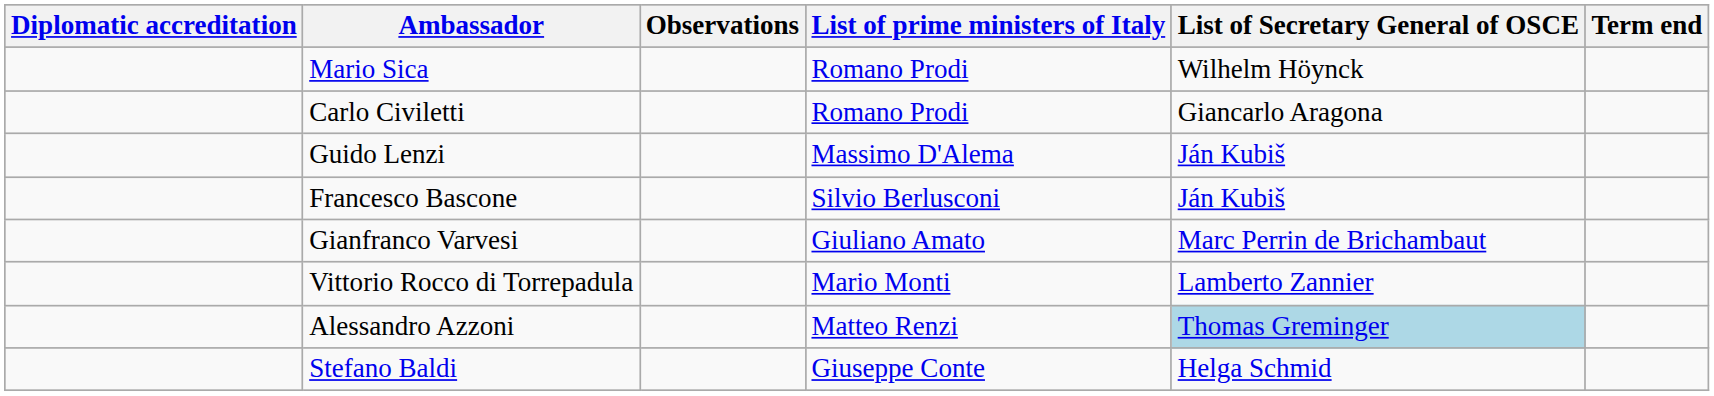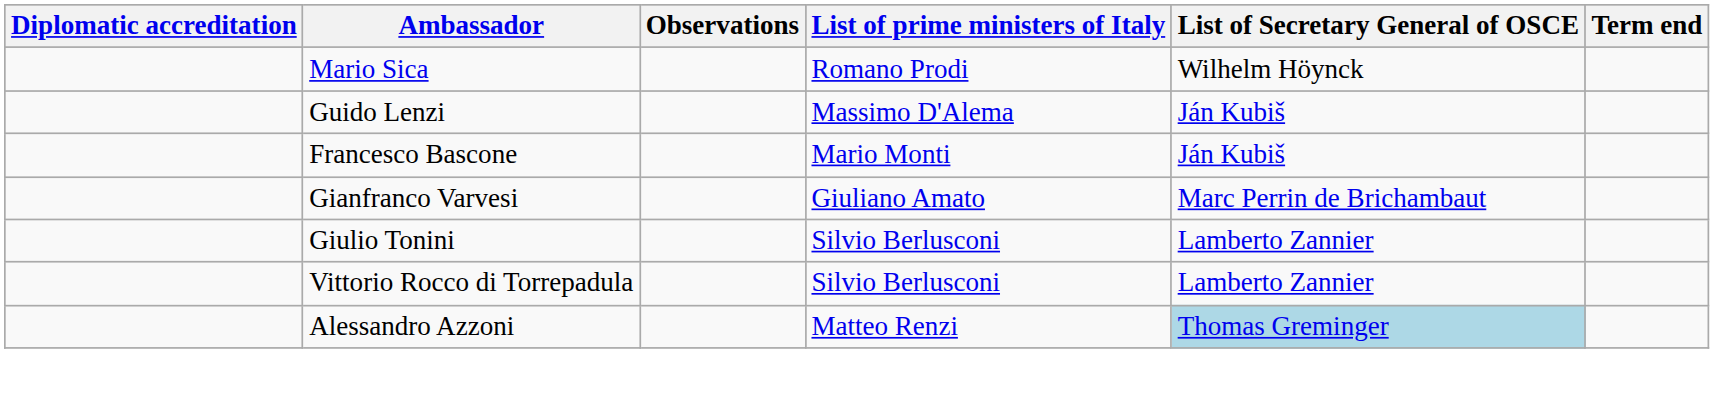- row: (387, 111)
(906, 197) Silvio Berlusconi -> (881, 154) Mario Monti
+ row: (382, 240)
(881, 283) Mario Monti -> (906, 283) Silvio Berlusconi
- row: (383, 369)
